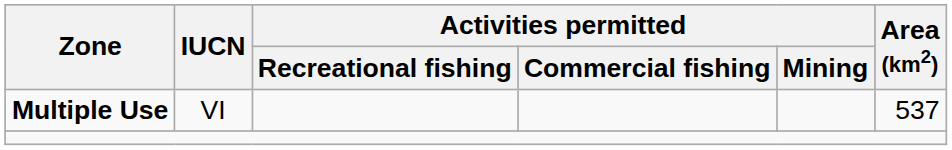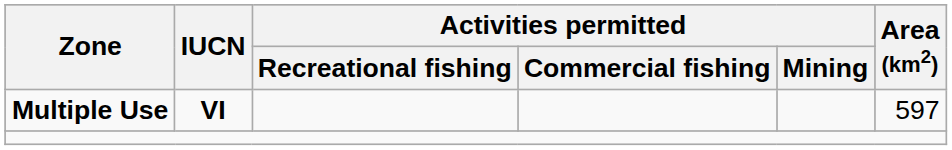(213, 109) normal -> (213, 109) bold
(917, 109) 537 -> (917, 109) 597
